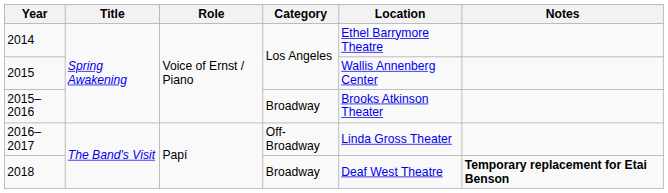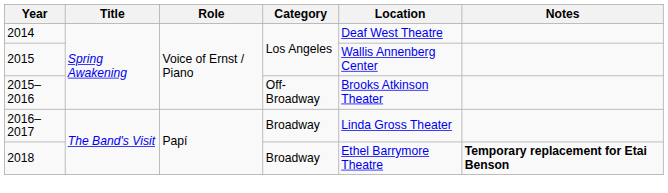(385, 40) Ethel Barrymore Theatre -> (392, 33) Deaf West Theatre
(293, 106) Broadway -> (293, 92) Off-Broadway
(293, 139) Off-Broadway -> (293, 125) Broadway
(392, 172) Deaf West Theatre -> (385, 158) Ethel Barrymore Theatre
